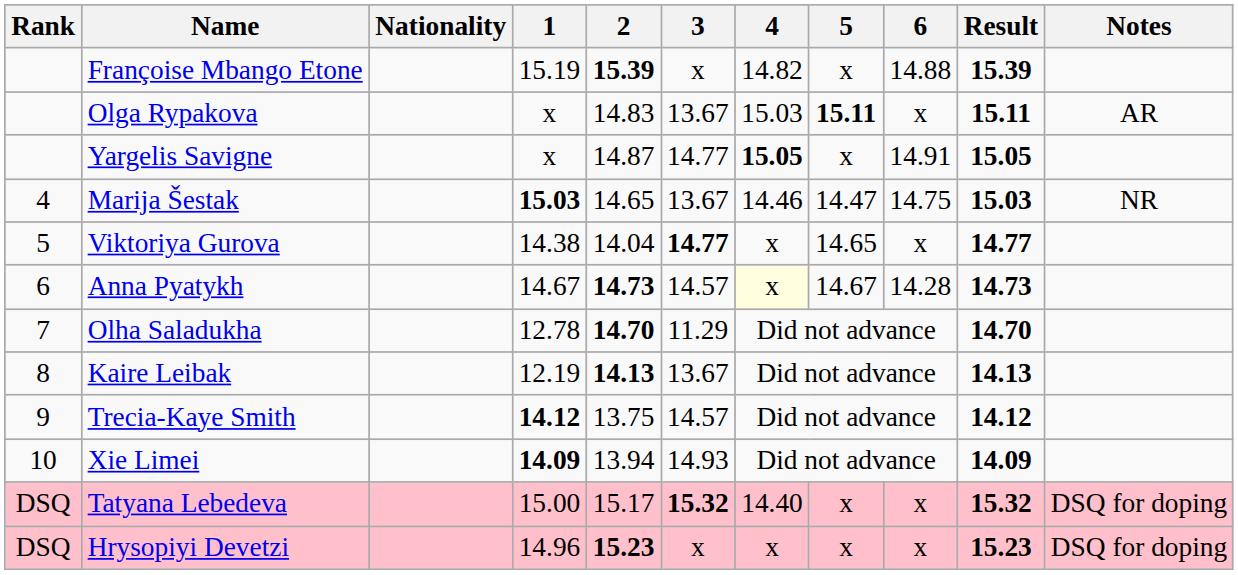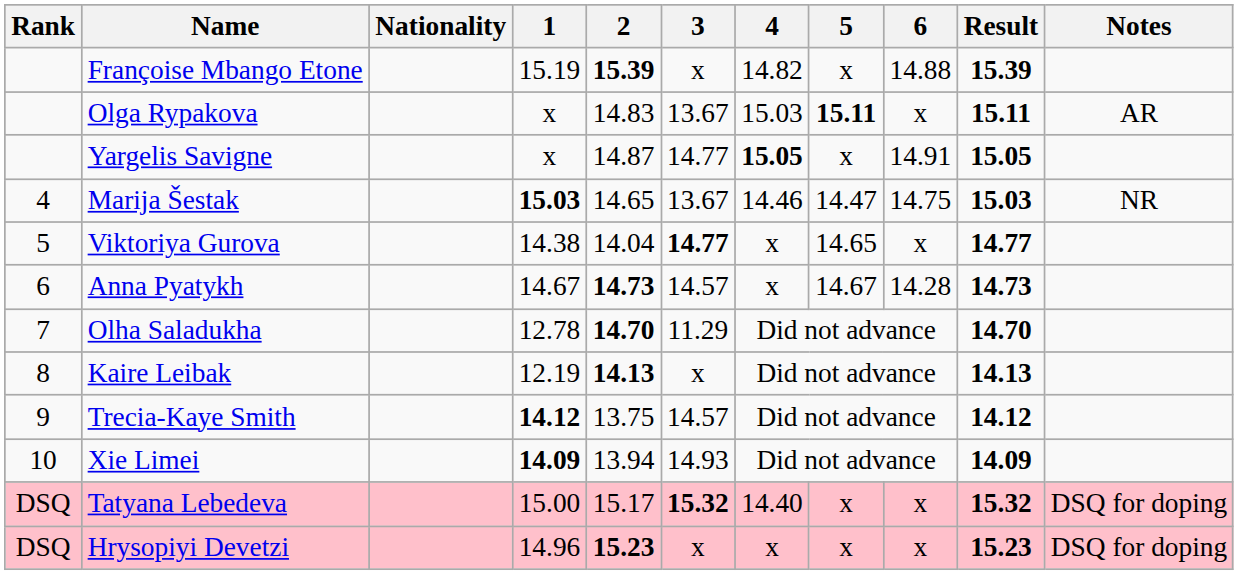(772, 286) lightyellow background -> (772, 286) no background
(698, 373) 13.67 -> (698, 373) x
